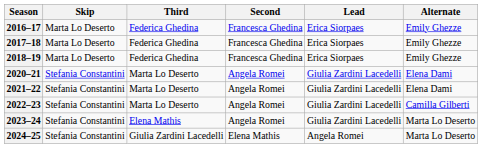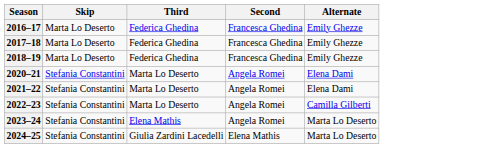- column: (354, 12)
